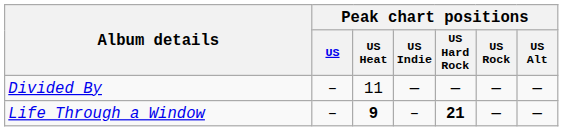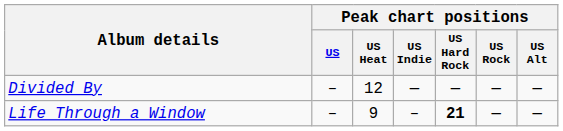(373, 88) 11 -> (373, 88) 12
(373, 114) bold -> (373, 114) normal
